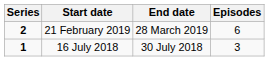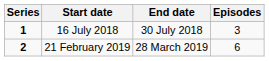rows swapped: (87, 47) <-> (87, 30)
